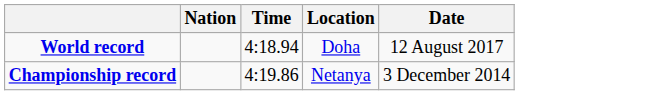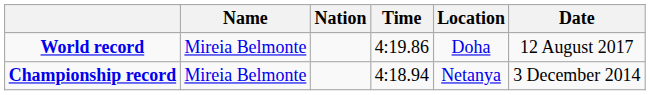+ column: (245, 18)
(272, 47) 4:18.94 -> (402, 47) 4:19.86
(272, 75) 4:19.86 -> (402, 75) 4:18.94
